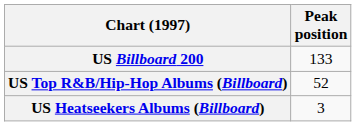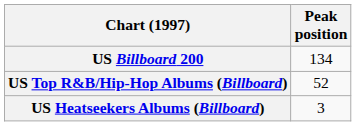(321, 58) 133 -> (321, 58) 134
